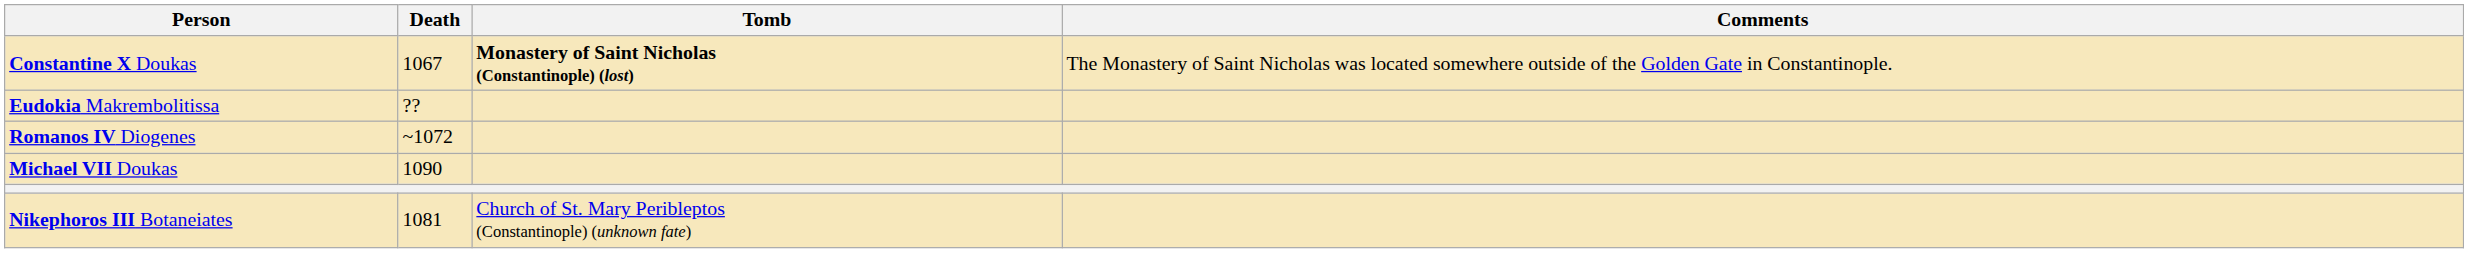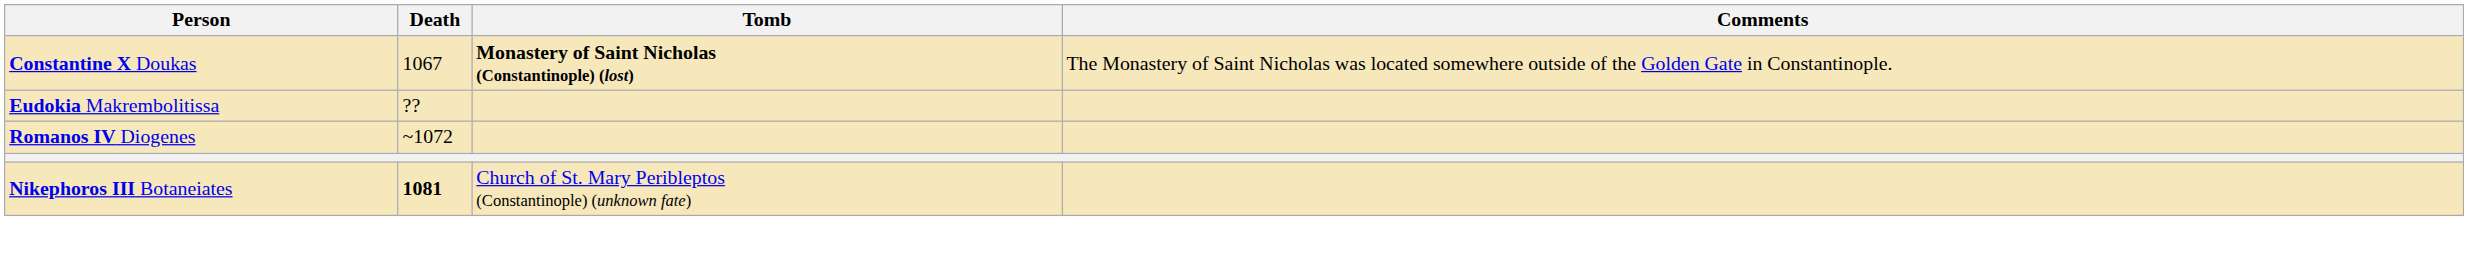- row: (93, 168)
(422, 220) normal -> (422, 188) bold
